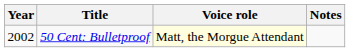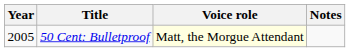(21, 36) 2002 -> (21, 36) 2005
